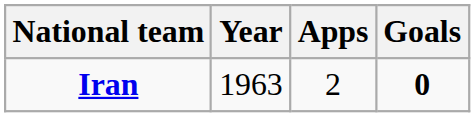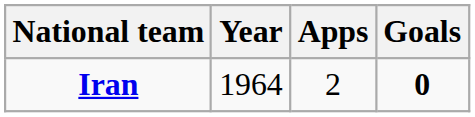(251, 83) 1963 -> (251, 83) 1964
